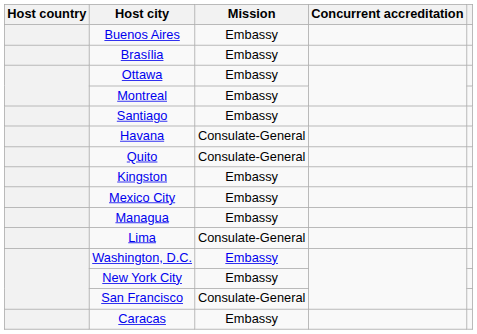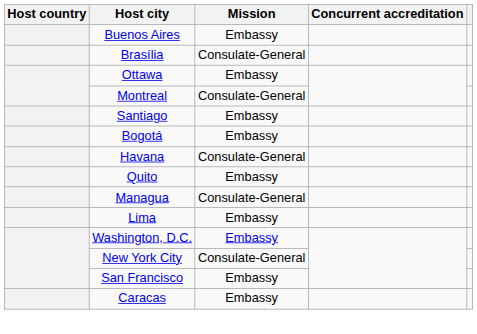(252, 55) Embassy -> (252, 55) Consulate-General
(252, 95) Embassy -> (252, 95) Consulate-General
+ row: (142, 136)
(252, 156) Consulate-General -> (252, 177) Embassy
- row: (142, 177)
- row: (142, 197)
(252, 217) Embassy -> (252, 197) Consulate-General
(252, 237) Consulate-General -> (252, 217) Embassy
(252, 278) Embassy -> (252, 258) Consulate-General
(252, 298) Consulate-General -> (252, 278) Embassy
